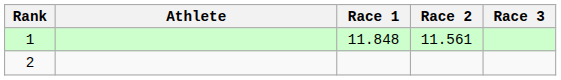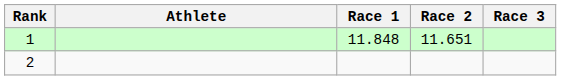(446, 40) 11.561 -> (446, 40) 11.651
